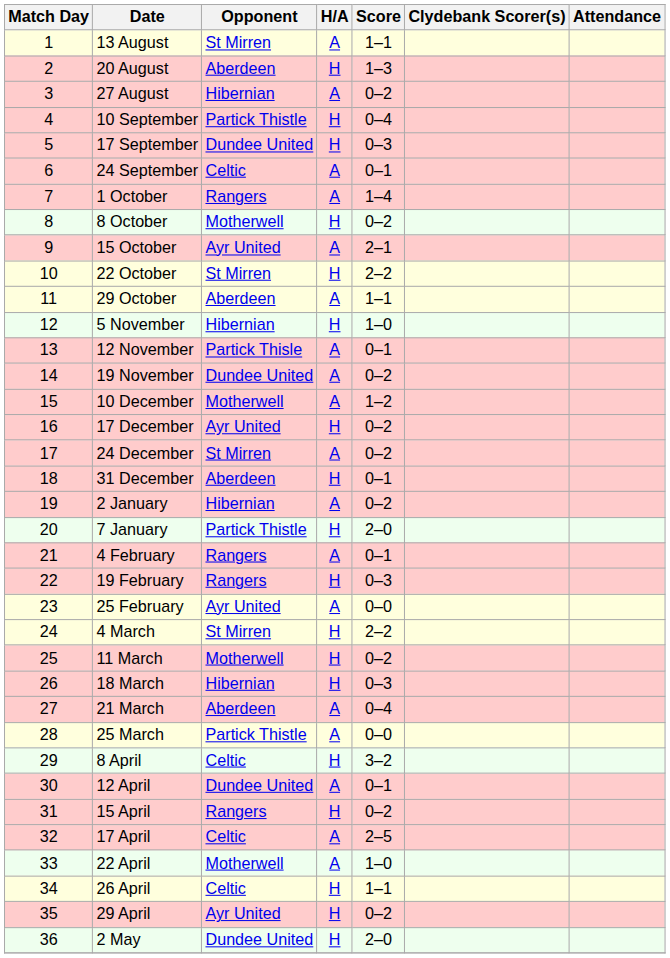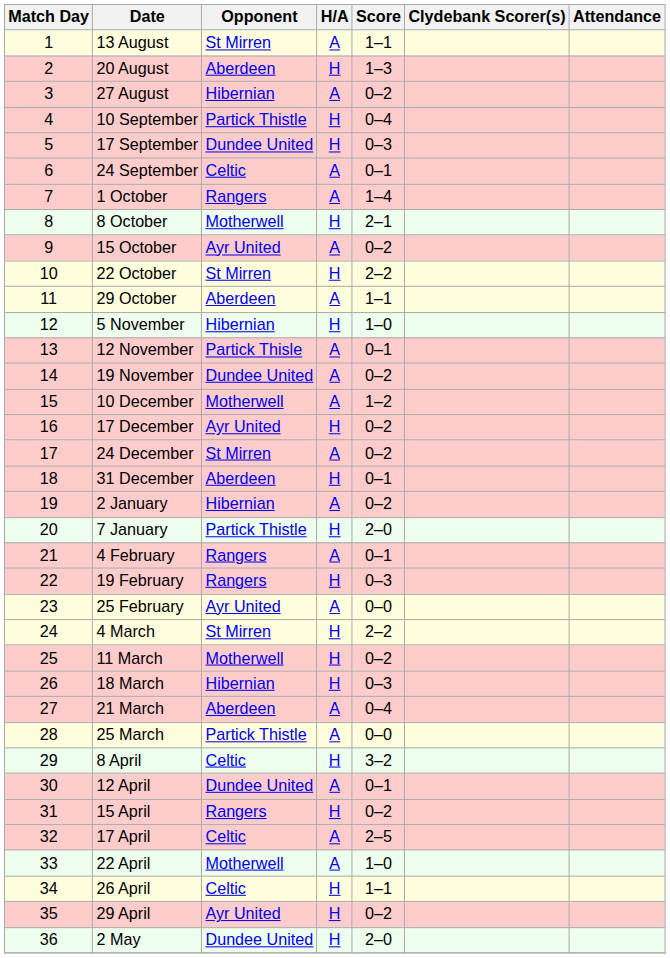(378, 222) 0–2 -> (378, 222) 2–1
(378, 247) 2–1 -> (378, 247) 0–2
